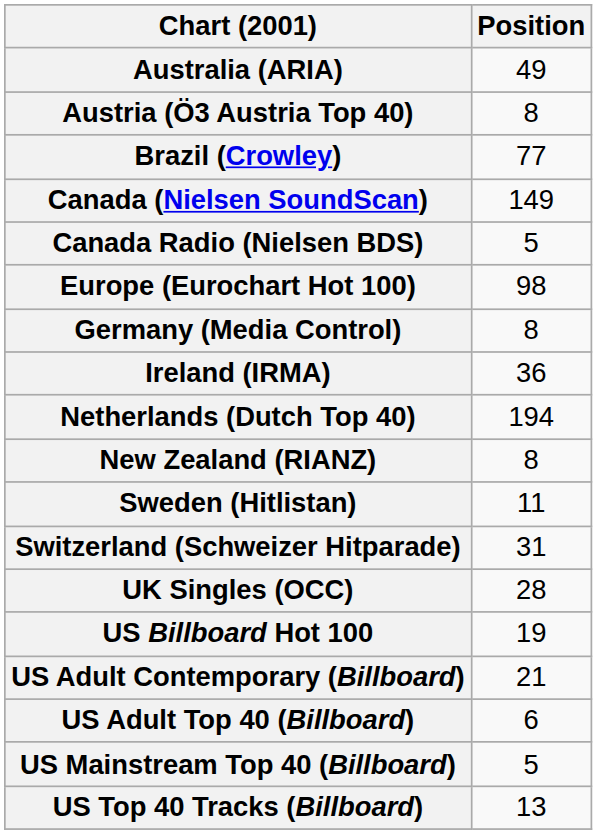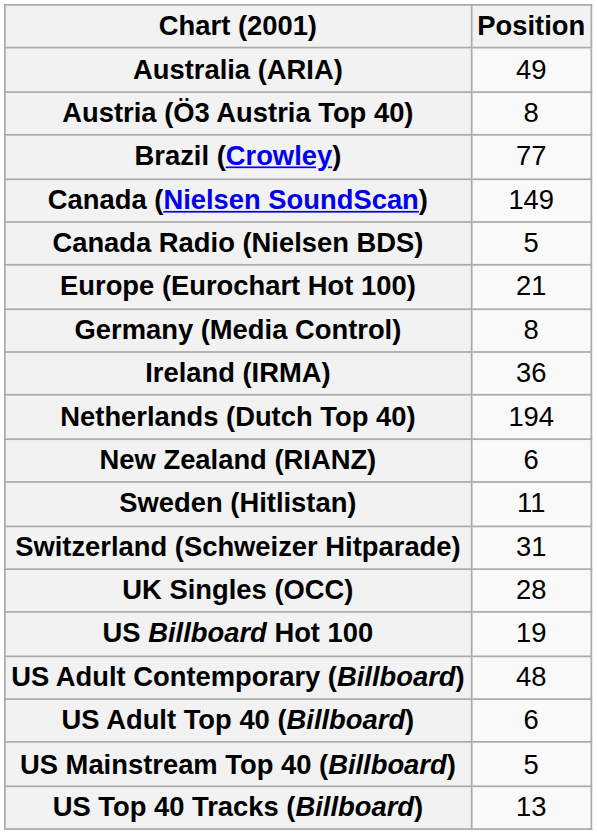(531, 286) 98 -> (531, 286) 21
(531, 460) 8 -> (531, 460) 6
(531, 677) 21 -> (531, 677) 48
